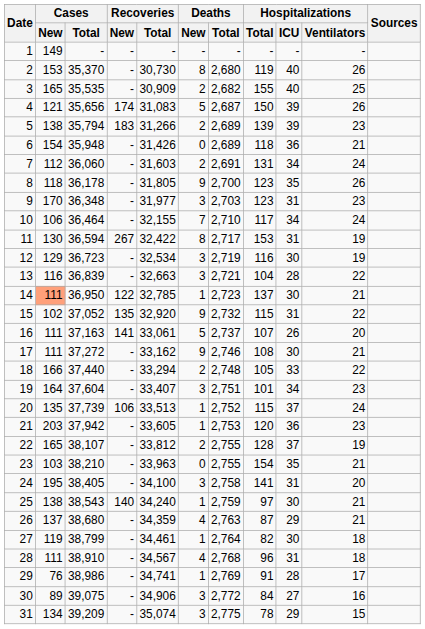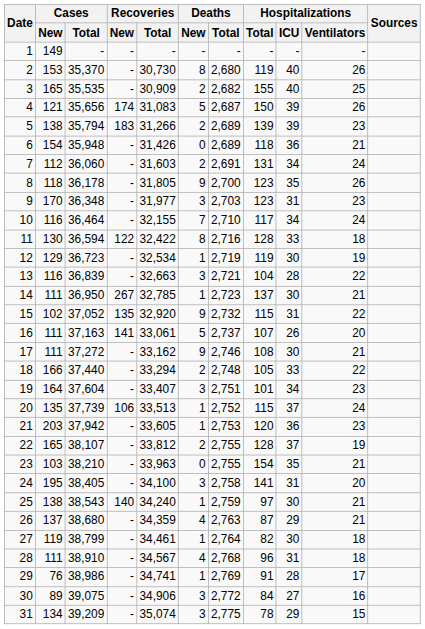(53, 220) 106 -> (53, 220) 116
(124, 239) 267 -> (124, 239) 122
(226, 239) 2,717 -> (226, 239) 2,716
(264, 239) 153 -> (264, 239) 128
(293, 239) 31 -> (293, 239) 33
(359, 239) 19 -> (359, 239) 18
(202, 257) 3 -> (202, 257) 1
(264, 257) 116 -> (264, 257) 119
(54, 295) lightsalmon background -> (54, 295) no background
(124, 295) 122 -> (124, 295) 267
